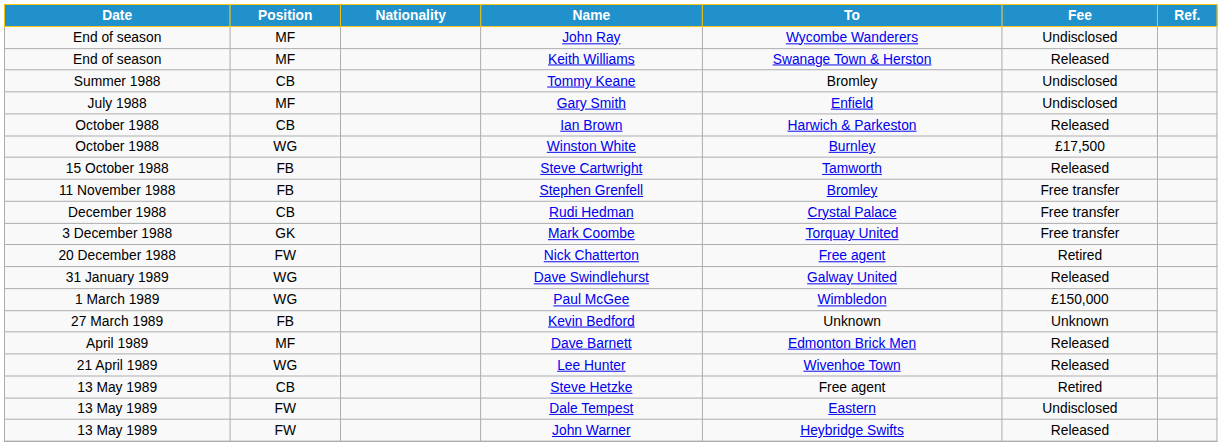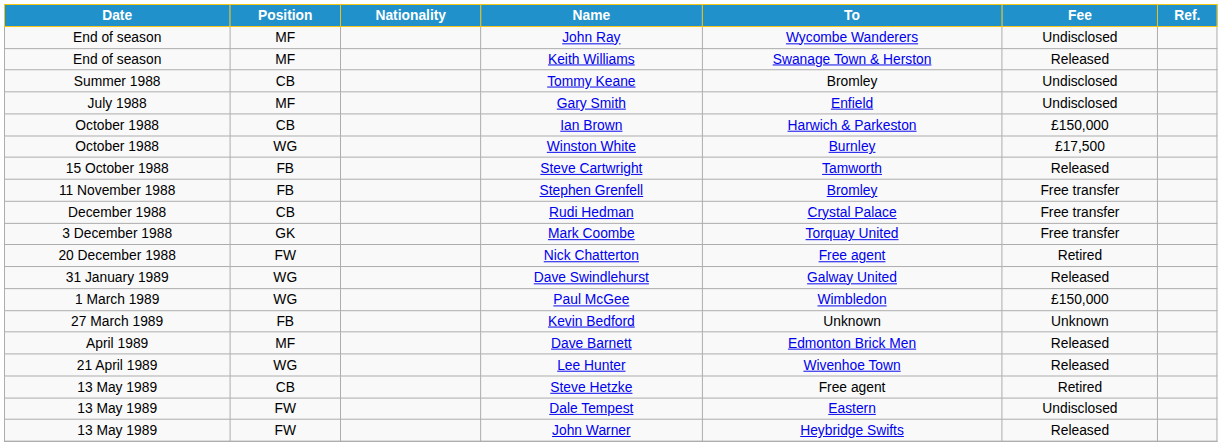(1080, 125) Released -> (1080, 125) £150,000
